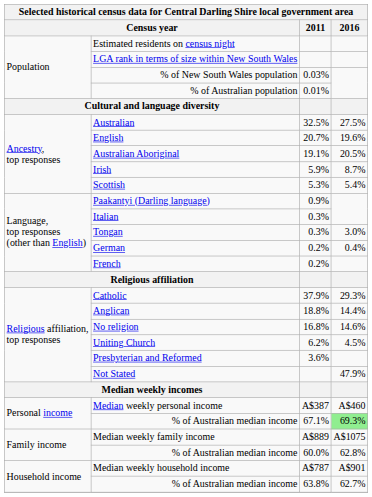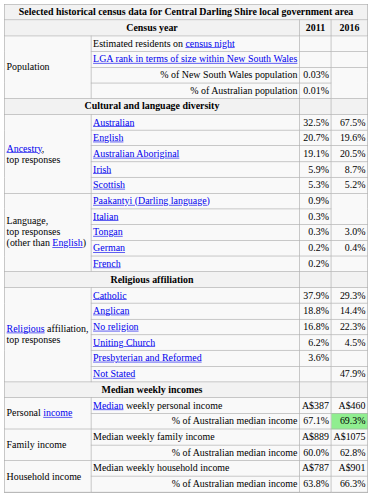(351, 122) 27.5% -> (351, 122) 67.5%
(354, 185) 5.4% -> (354, 185) 5.2%
(351, 327) 14.6% -> (351, 327) 22.3%
(351, 484) 62.7% -> (351, 484) 66.3%
